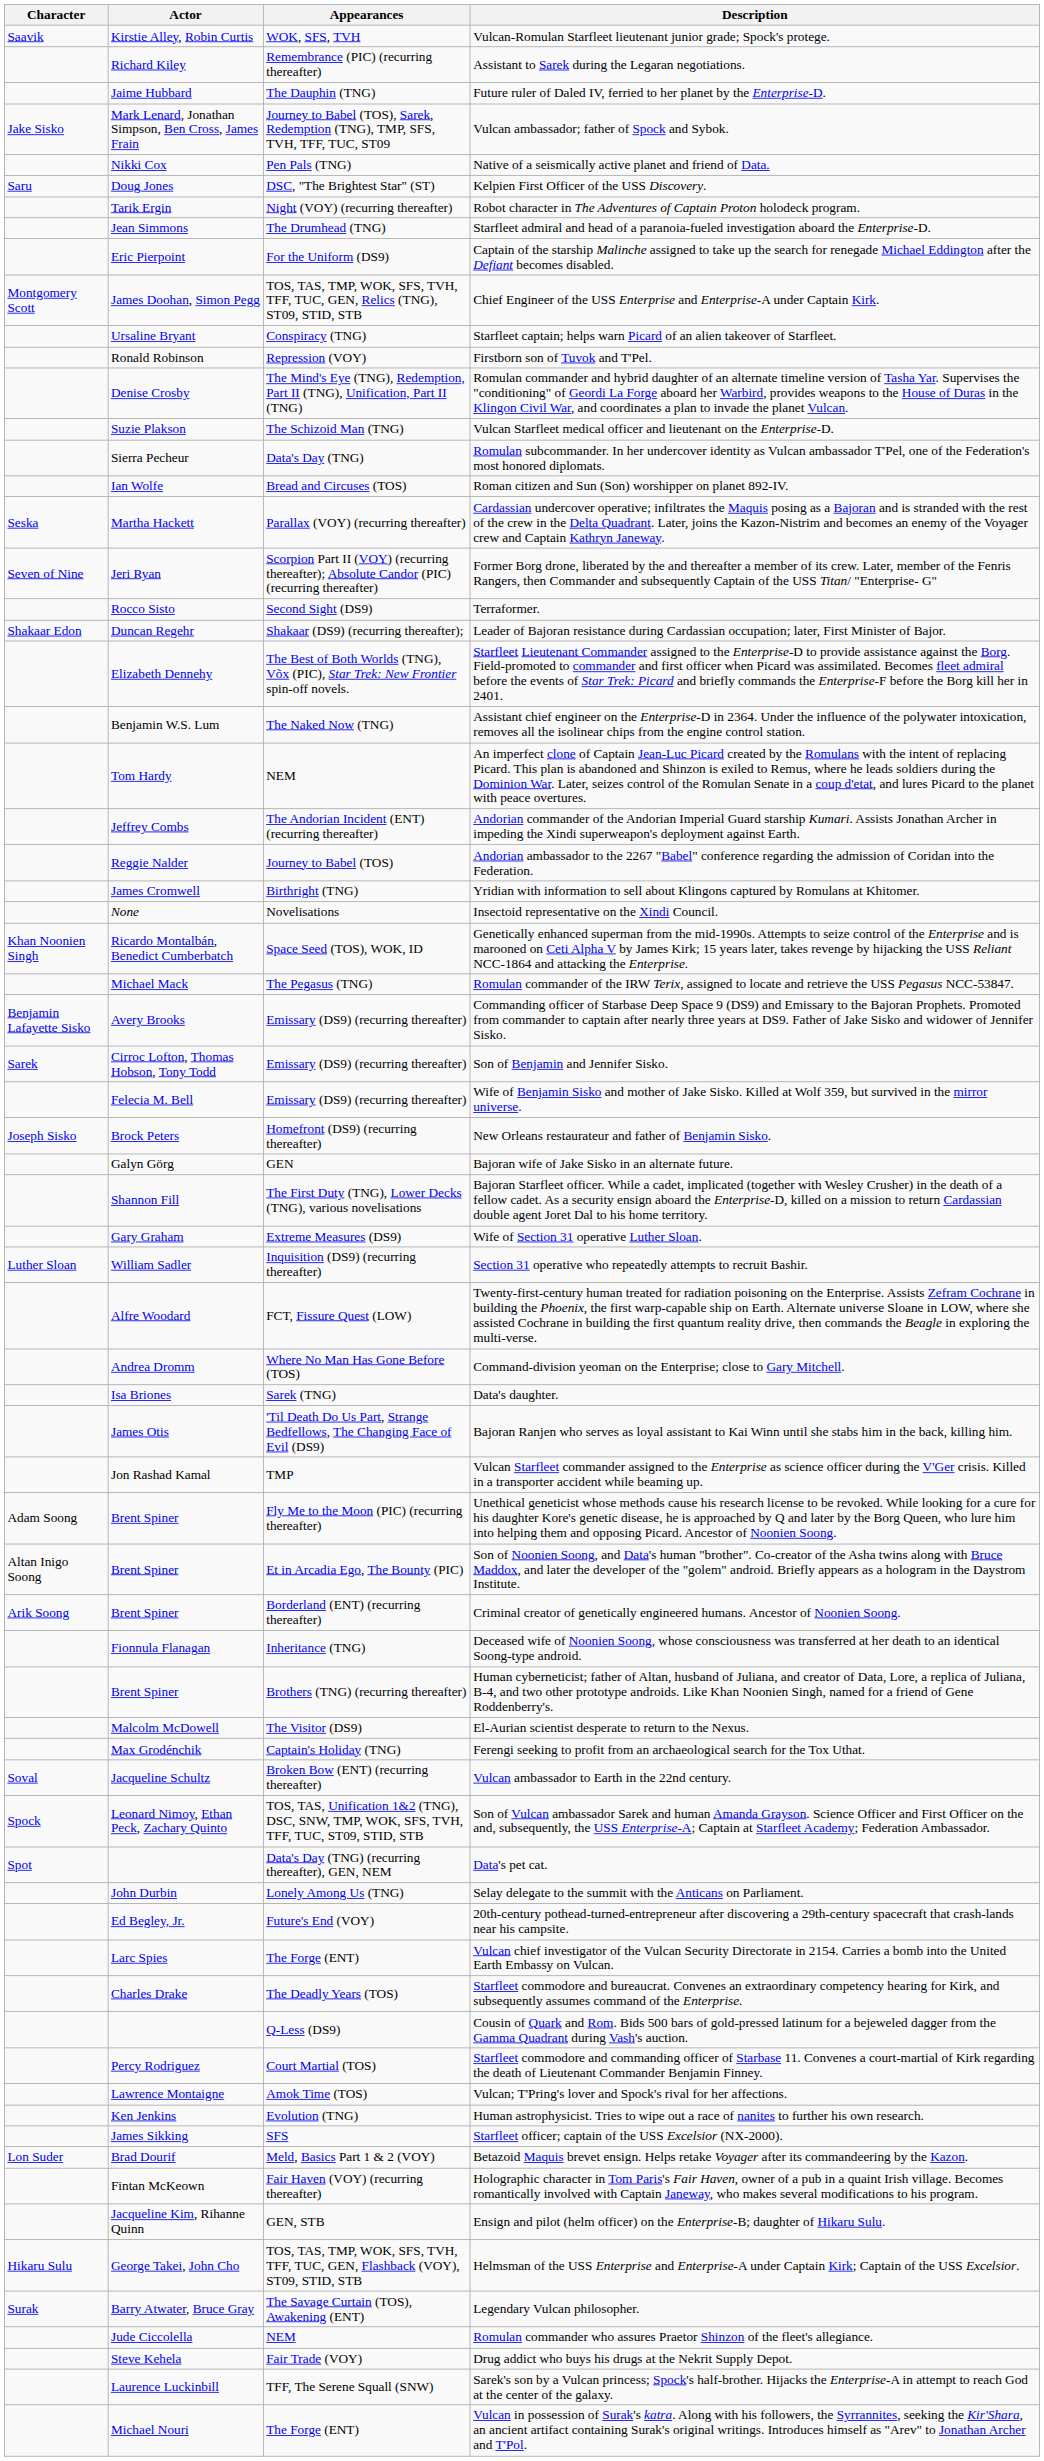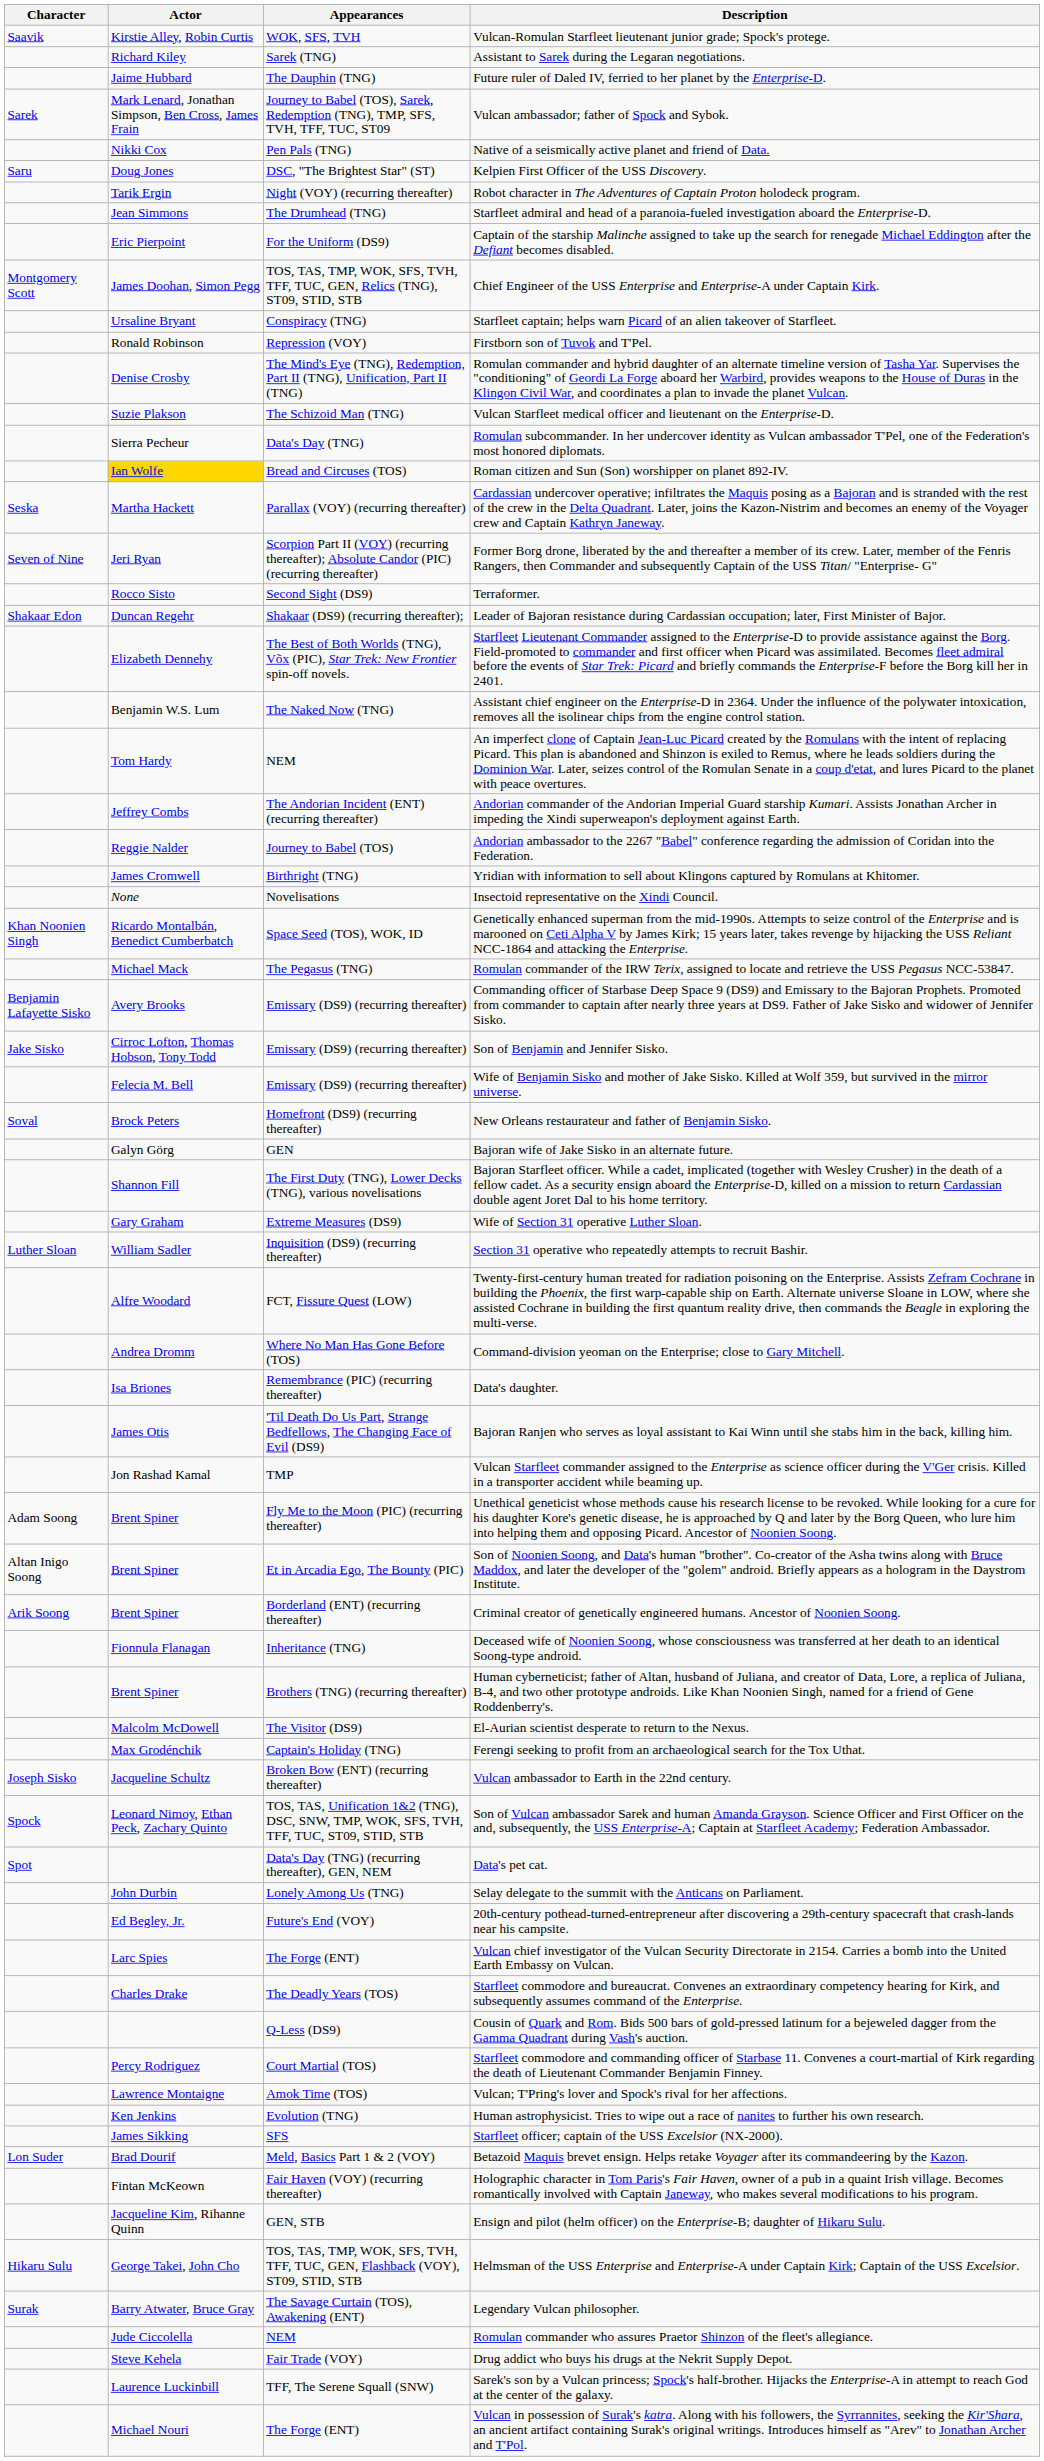(349, 64) Remembrance (PIC) (recurring thereafter) -> (301, 57) Sarek (TNG)
(36, 129) Jake Sisko -> (23, 114) Sarek
(137, 486) no background -> (137, 471) gold background
(23, 1063) Sarek -> (36, 1048) Jake Sisko
(42, 1135) Joseph Sisko -> (23, 1120) Soval
(301, 1395) Sarek (TNG) -> (349, 1387) Remembrance (PIC) (recurring thereafter)
(23, 1777) Soval -> (42, 1777) Joseph Sisko
